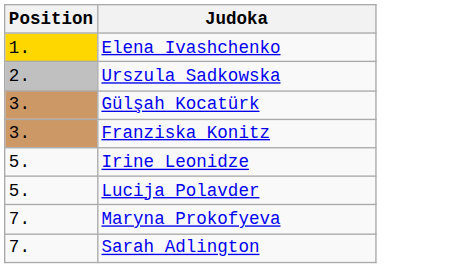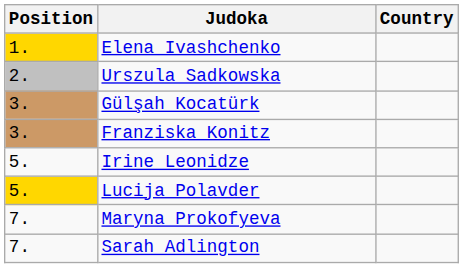+ column: (417, 19)
(19, 191) no background -> (19, 191) gold background
